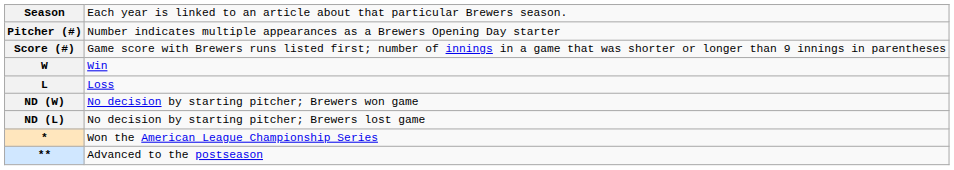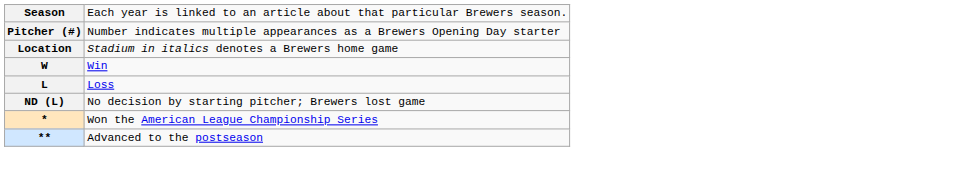- row: (44, 49)
+ row: (44, 49)
- row: (44, 102)
